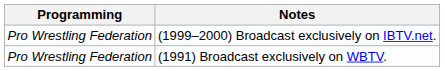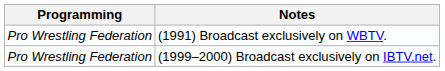rows swapped: (272, 56) <-> (297, 36)
